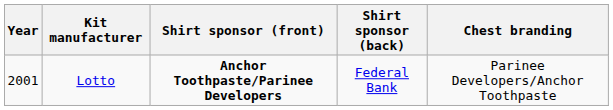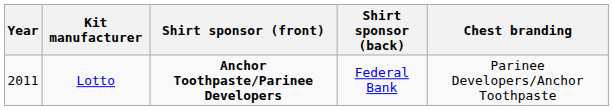(23, 81) 2001 -> (23, 81) 2011
